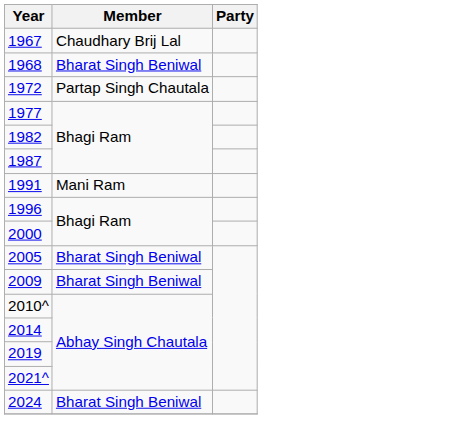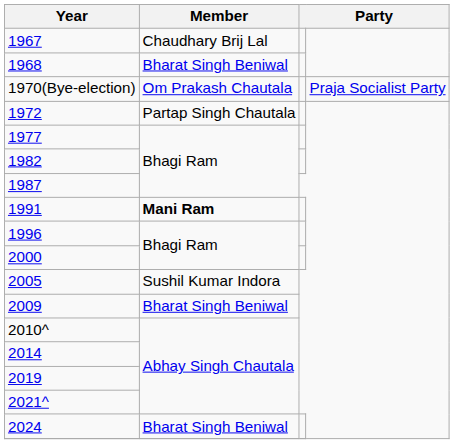+ row: (72, 88)
(91, 185) normal -> (178, 209) bold
(129, 257) Bharat Singh Beniwal -> (211, 281) Sushil Kumar Indora
